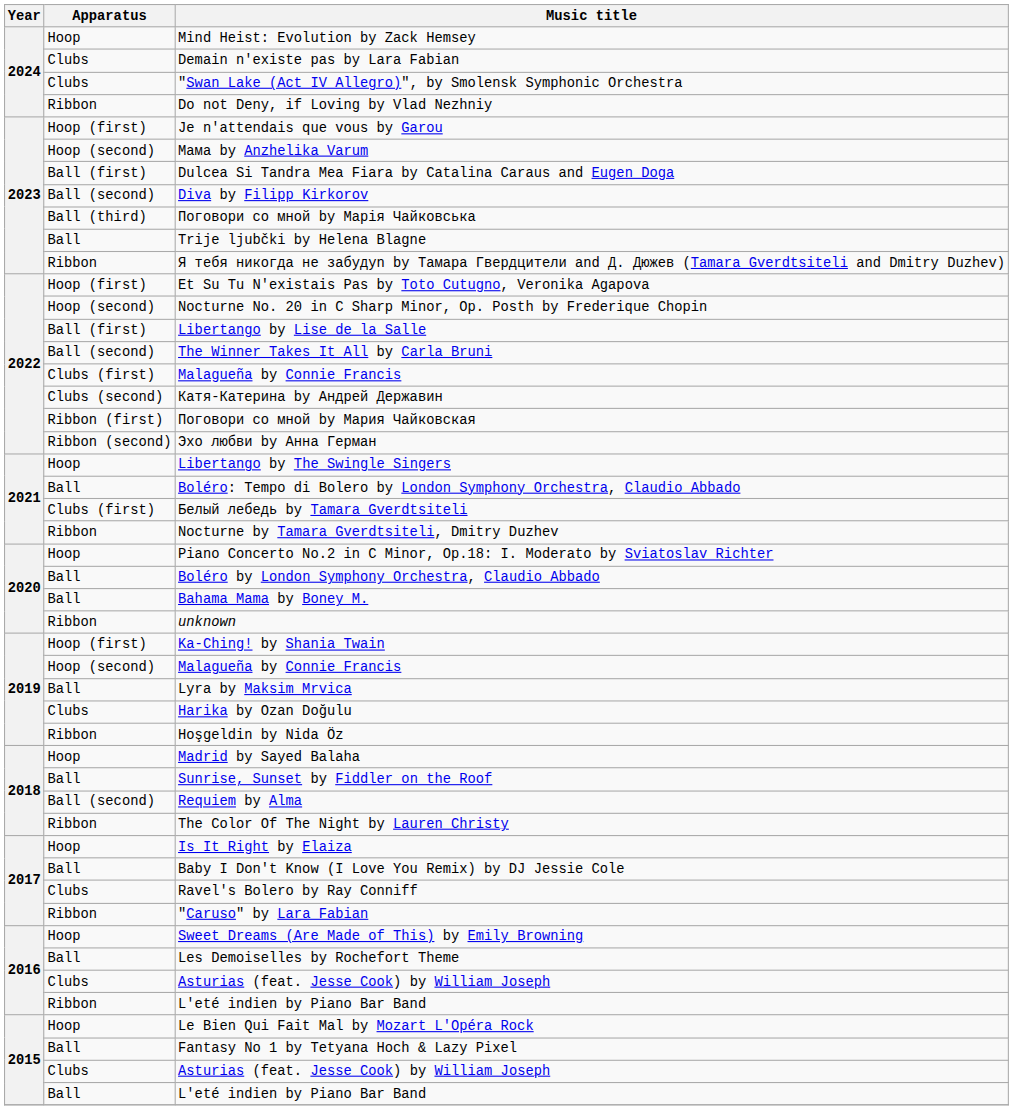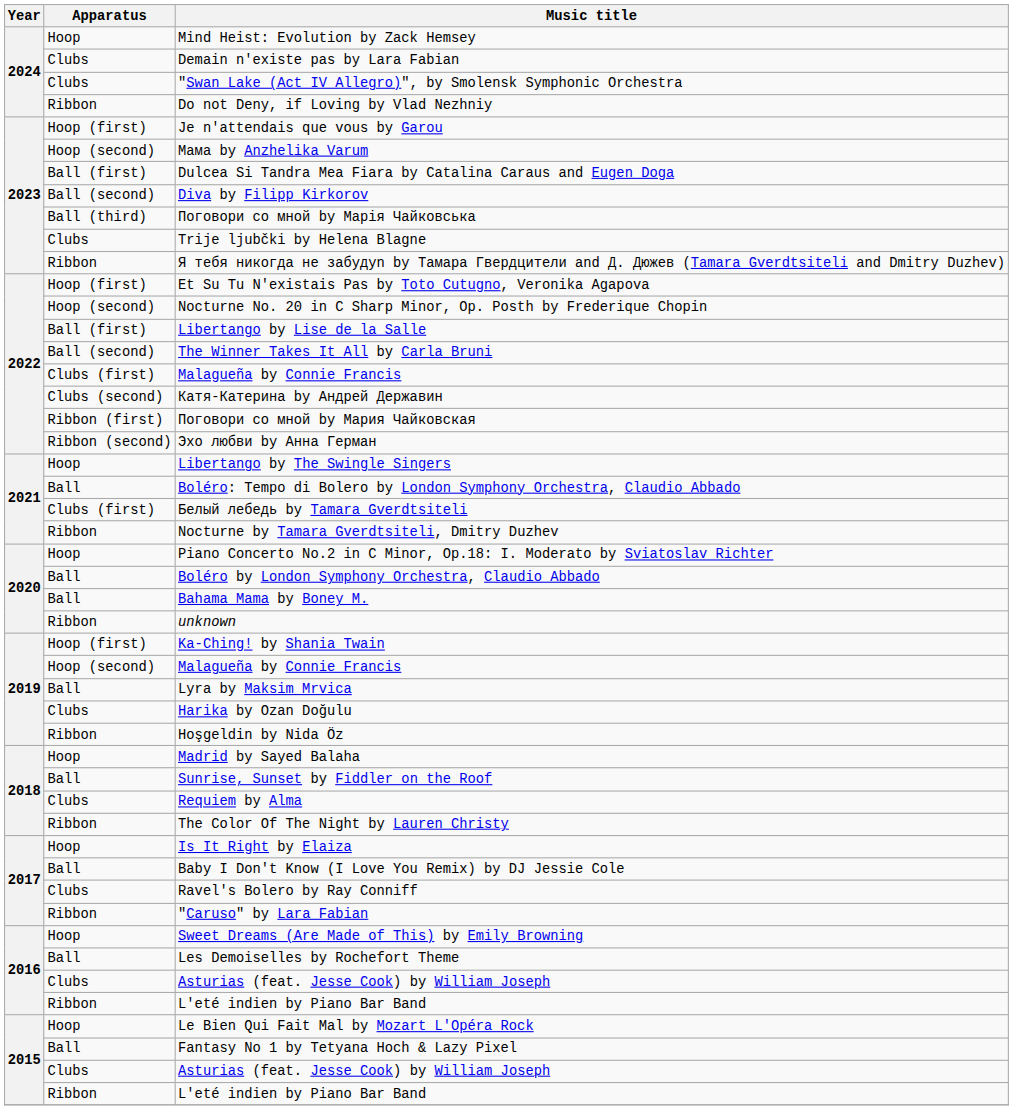(64, 240) Ball -> (68, 240) Clubs
(101, 802) Ball (second) -> (68, 802) Clubs
(64, 1094) Ball -> (72, 1094) Ribbon
